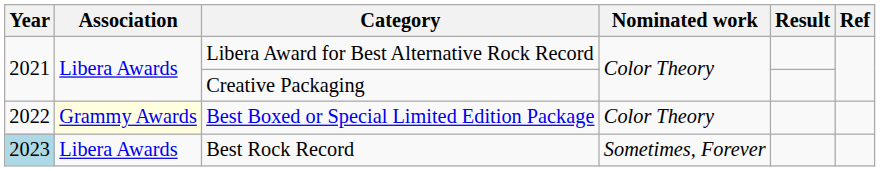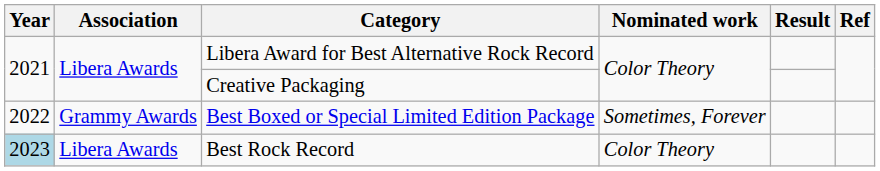(128, 117) lightyellow background -> (128, 117) no background
(659, 117) Color Theory -> (685, 117) Sometimes, Forever
(685, 149) Sometimes, Forever -> (659, 149) Color Theory
